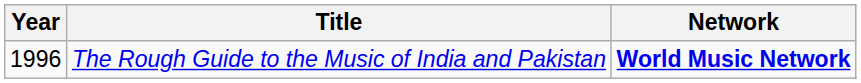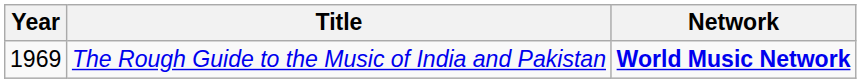(36, 59) 1996 -> (36, 59) 1969
